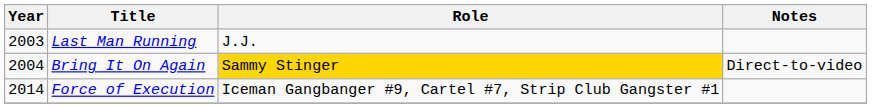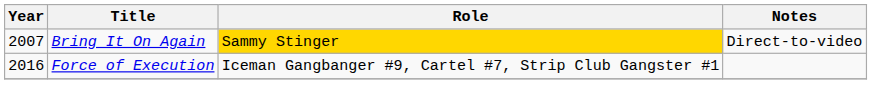- row: (124, 41)
(26, 66) 2004 -> (26, 41) 2007
(26, 91) 2014 -> (26, 66) 2016
